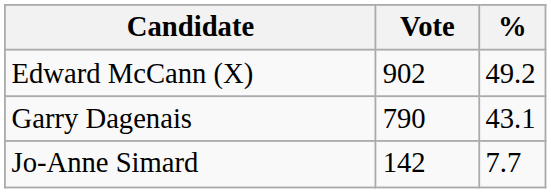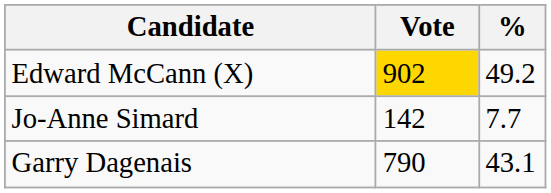(404, 72) no background -> (404, 72) gold background
rows swapped: (102, 118) <-> (105, 163)
